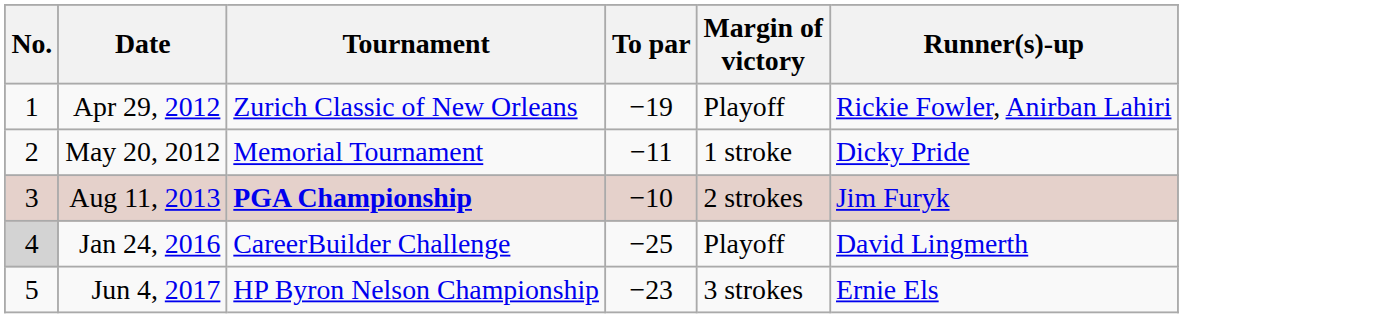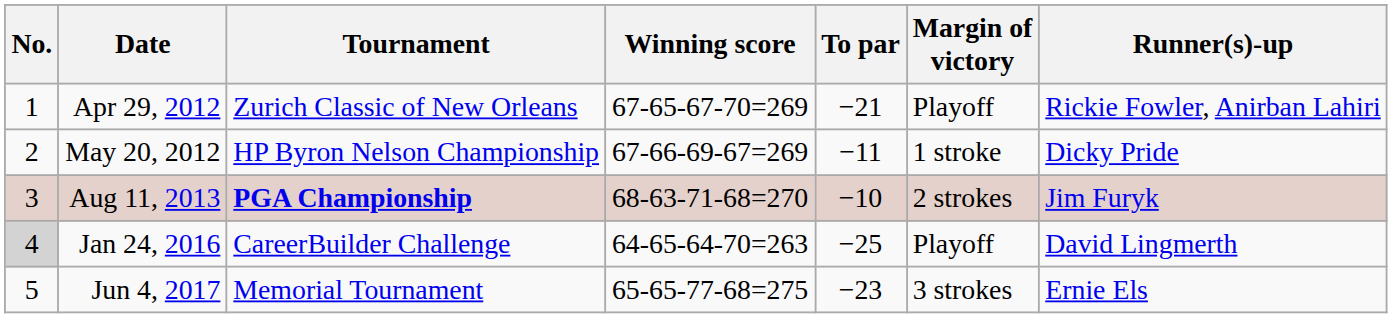+ column: (710, 44)
(651, 106) −19 -> (860, 106) −21
(358, 152) Memorial Tournament -> (416, 152) HP Byron Nelson Championship
(416, 289) HP Byron Nelson Championship -> (358, 289) Memorial Tournament
